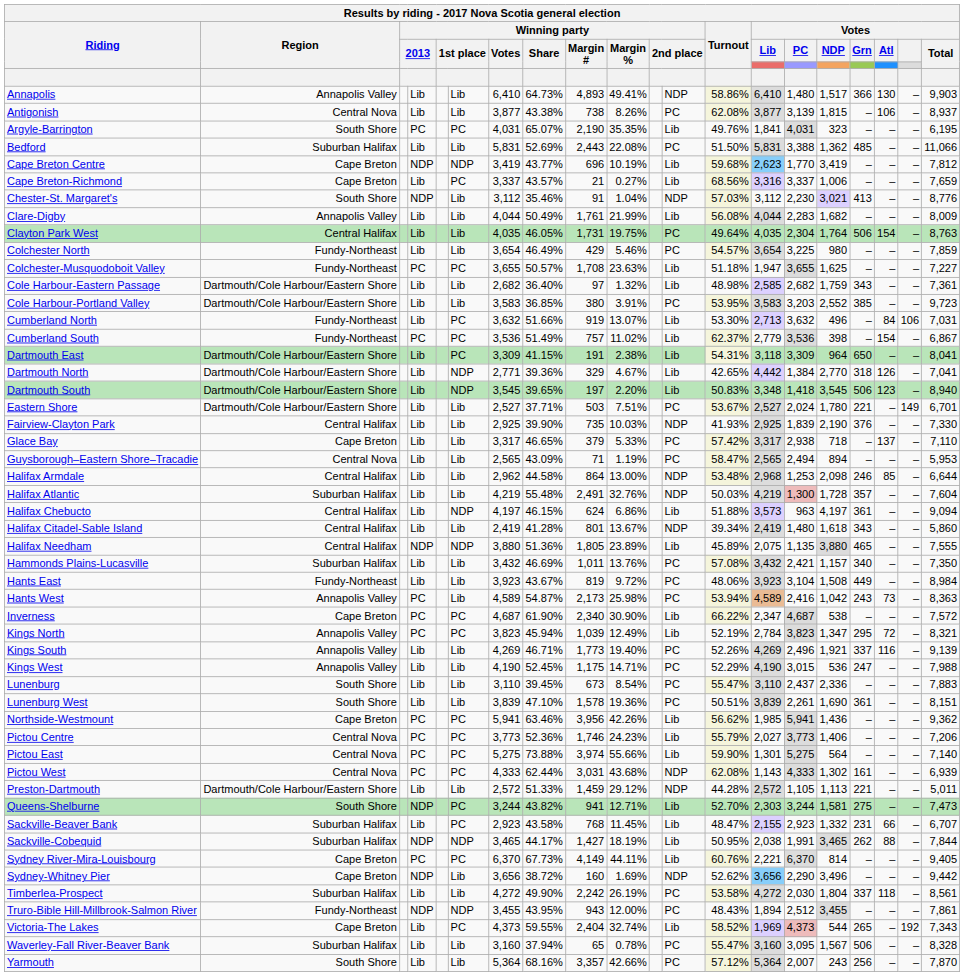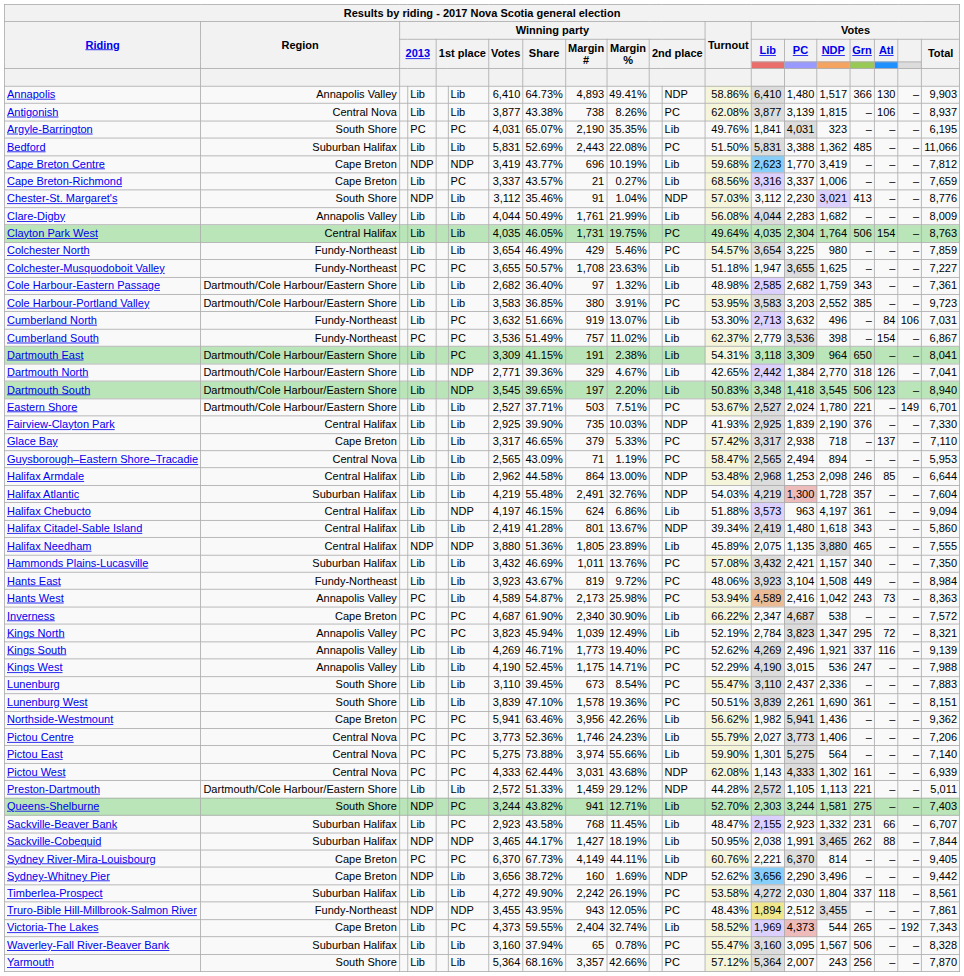(768, 372) 4,442 -> (768, 372) 2,442
(730, 494) 50.03% -> (730, 494) 54.03%
(730, 650) 52.26% -> (730, 650) 52.62%
(768, 719) 1,985 -> (768, 719) 1,982
(943, 806) 7,473 -> (943, 806) 7,403
(628, 910) 12.00% -> (628, 910) 12.05%
(768, 910) no background -> (768, 910) khaki background
